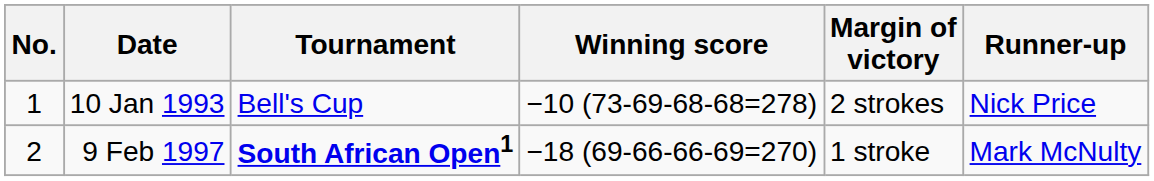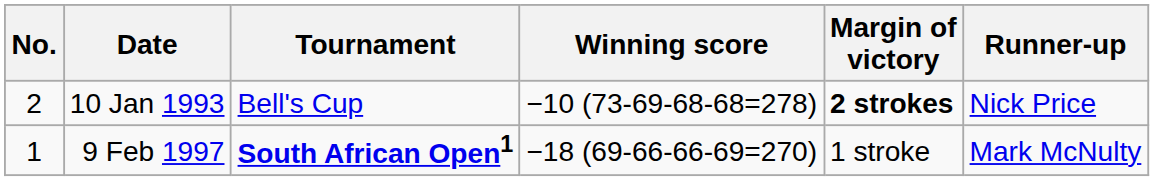(34, 103) 1 -> (34, 103) 2
(887, 103) normal -> (892, 103) bold
(34, 151) 2 -> (34, 151) 1
